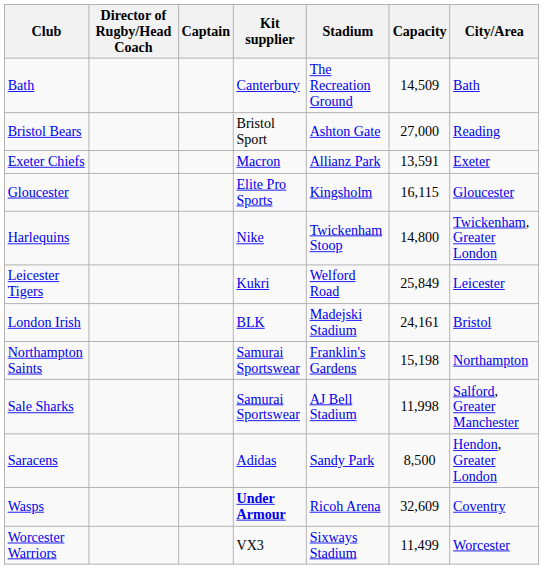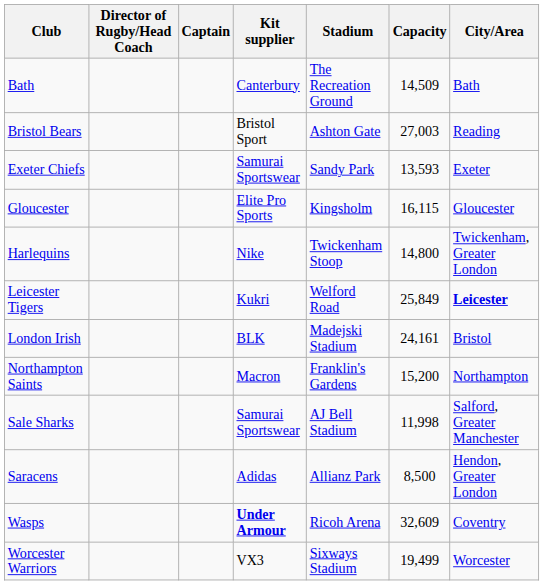(420, 131) 27,000 -> (420, 131) 27,003
(258, 161) Macron -> (268, 169) Samurai Sportswear
(345, 161) Allianz Park -> (342, 169) Sandy Park
(420, 161) 13,591 -> (420, 169) 13,593
(479, 284) normal -> (480, 300) bold
(268, 360) Samurai Sportswear -> (258, 376) Macron
(420, 360) 15,198 -> (420, 376) 15,200
(342, 460) Sandy Park -> (345, 476) Allianz Park
(420, 544) 11,499 -> (420, 560) 19,499
